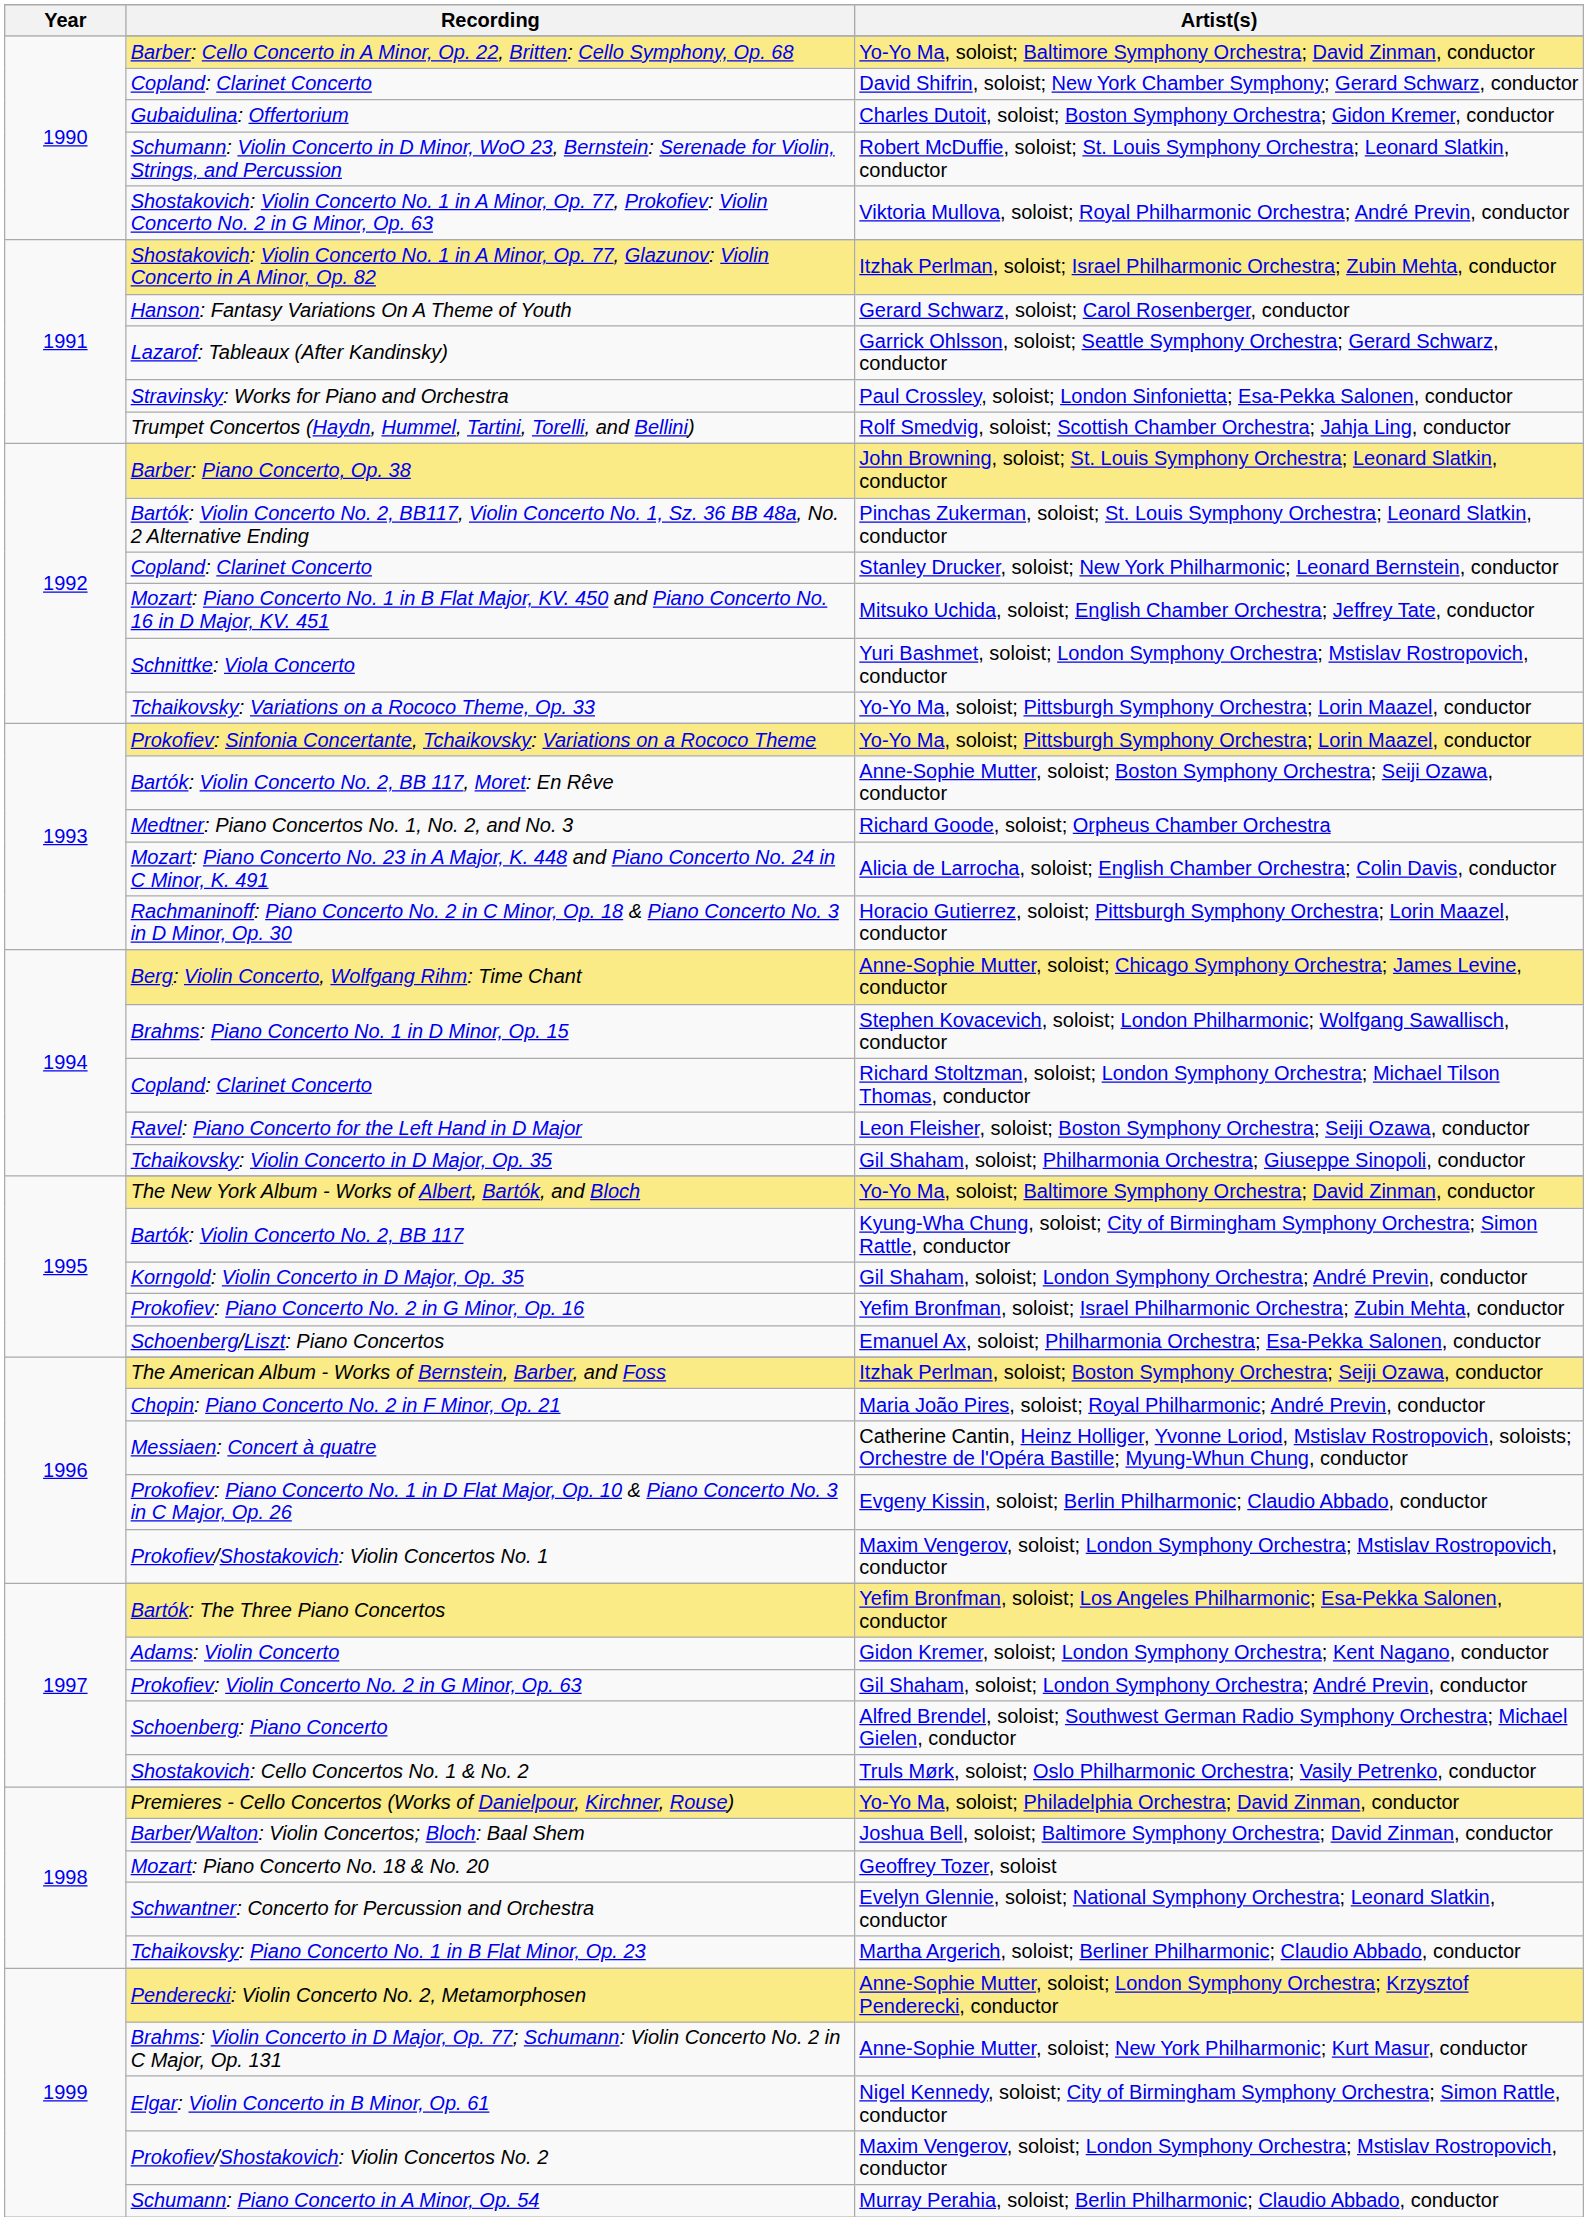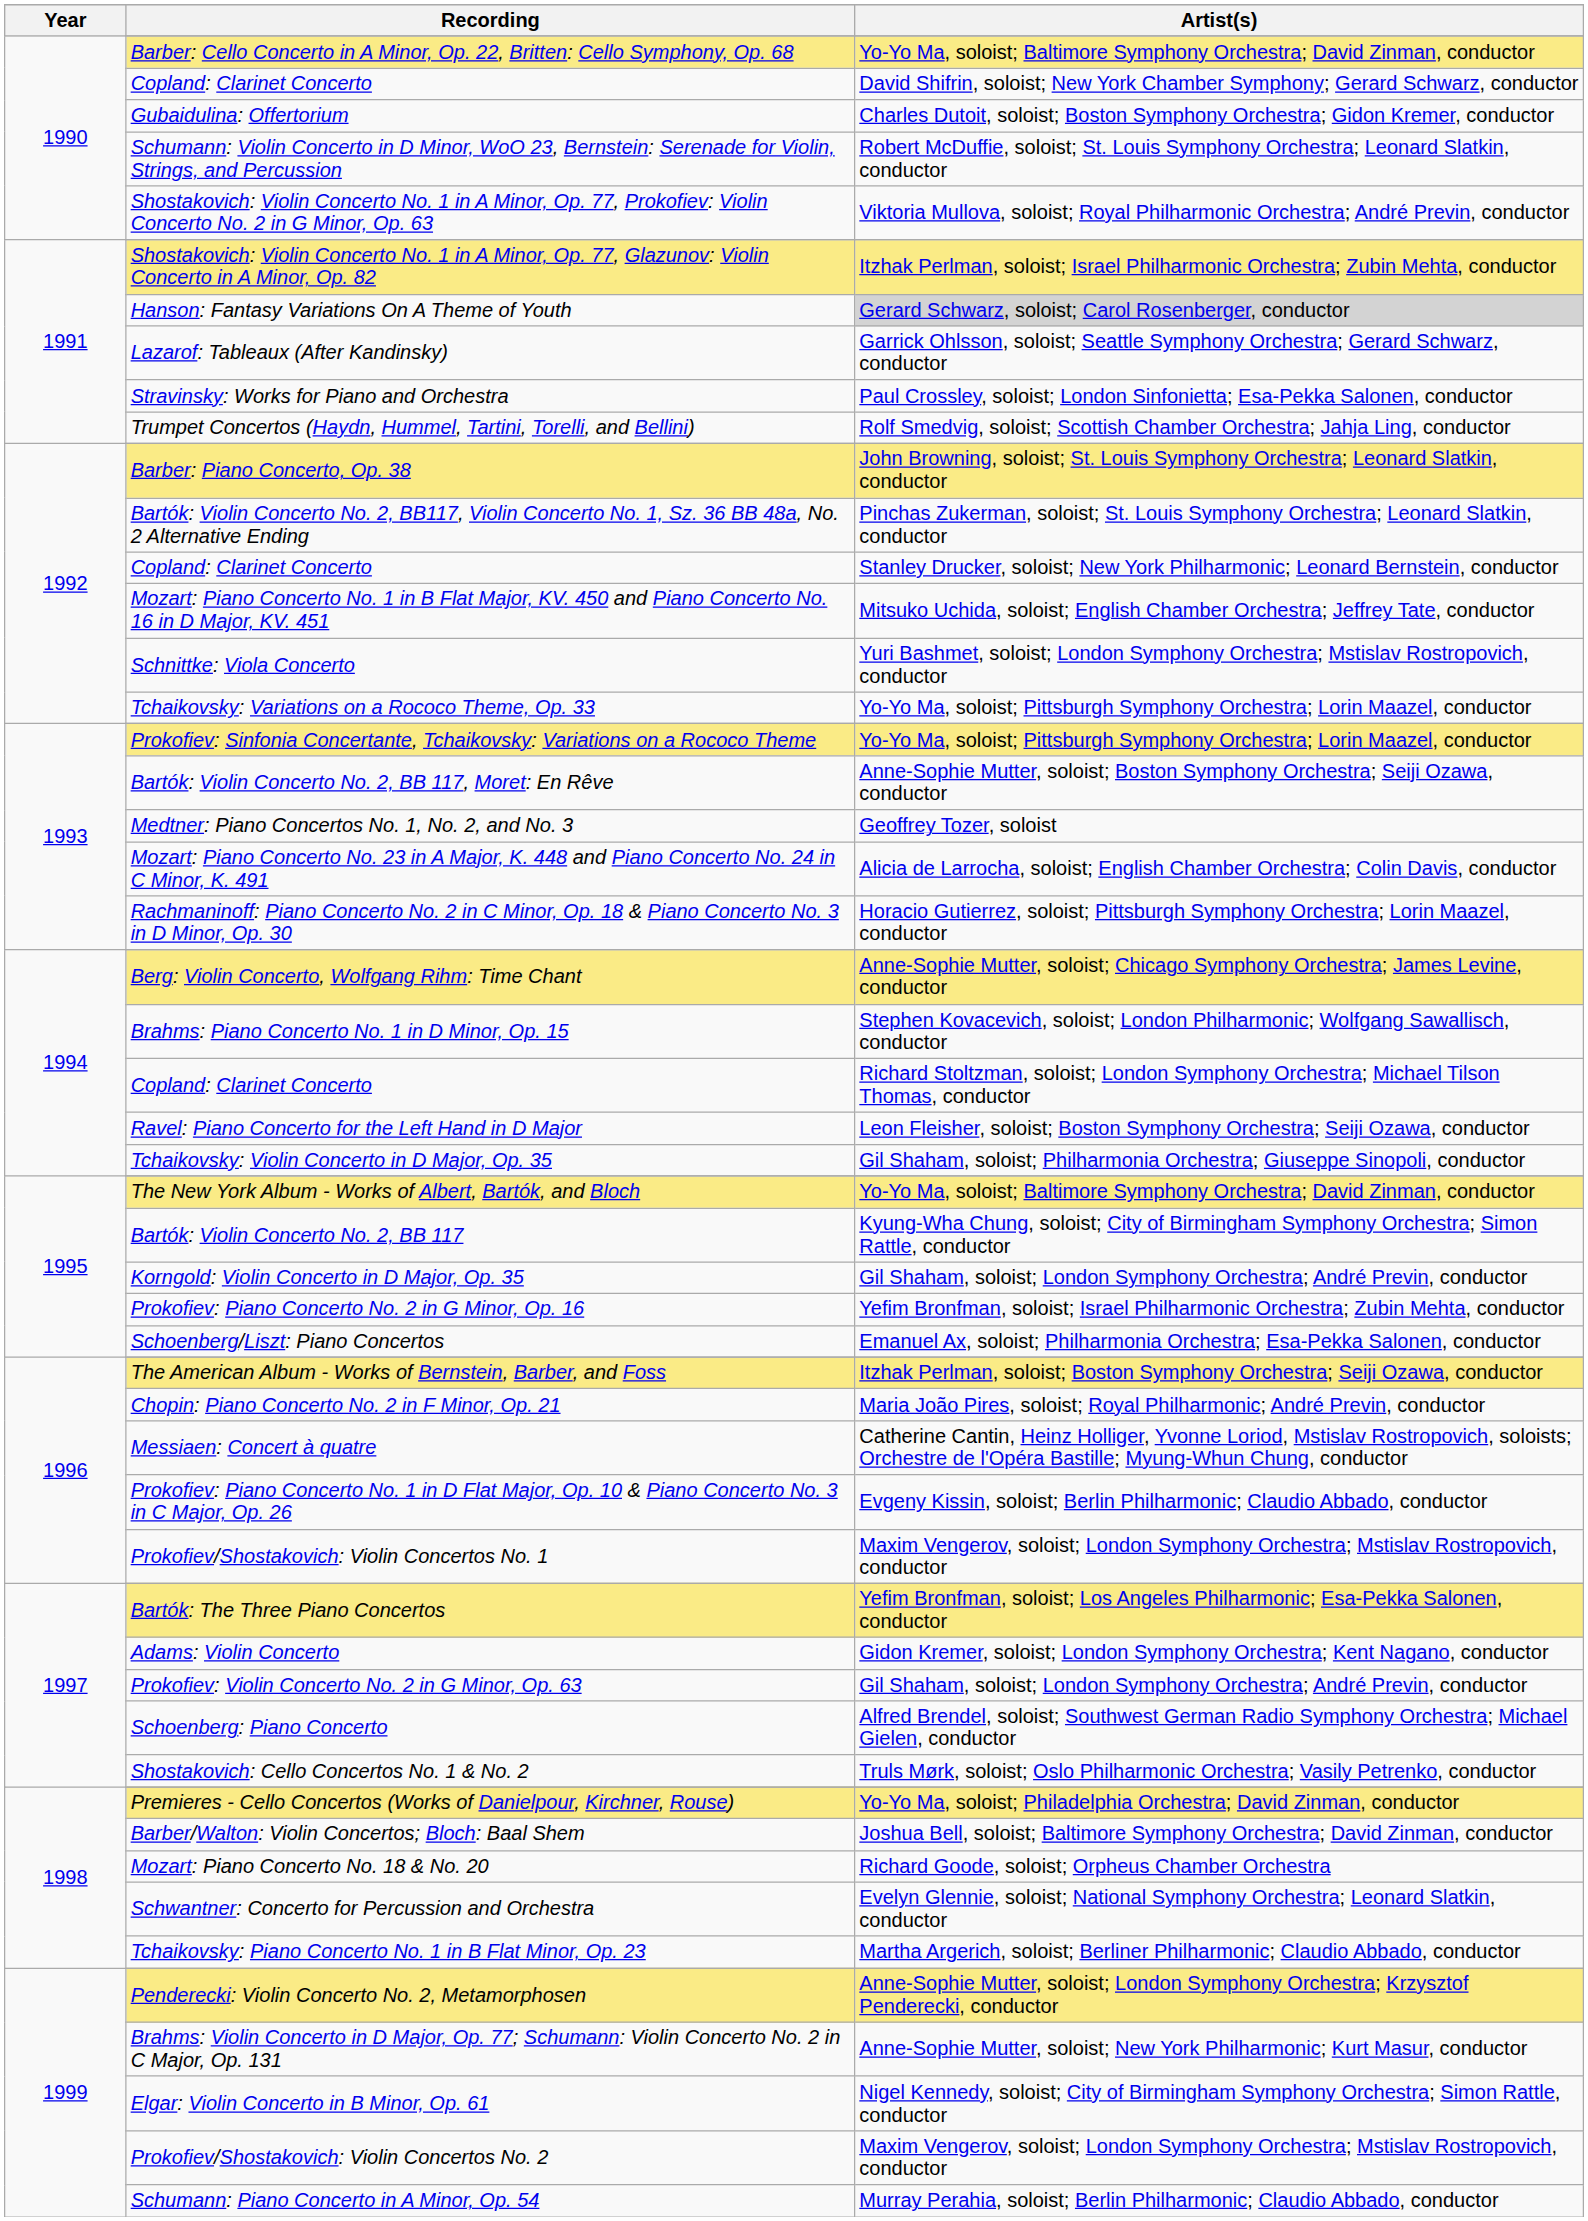(1104, 309) no background -> (1104, 309) lightgrey background
(1095, 825) Richard Goode, soloist; Orpheus Chamber Orchestra -> (958, 825) Geoffrey Tozer, soloist
(958, 1865) Geoffrey Tozer, soloist -> (1095, 1865) Richard Goode, soloist; Orpheus Chamber Orchestra
